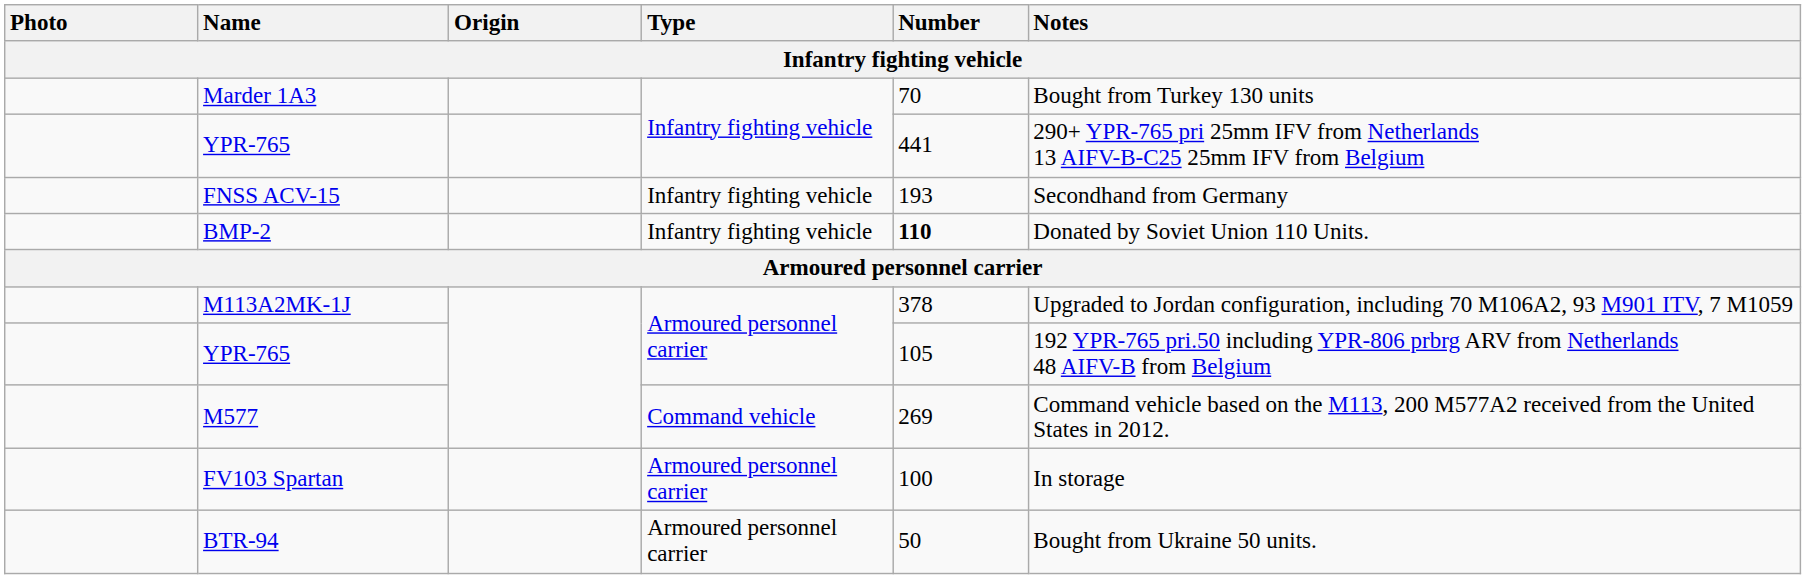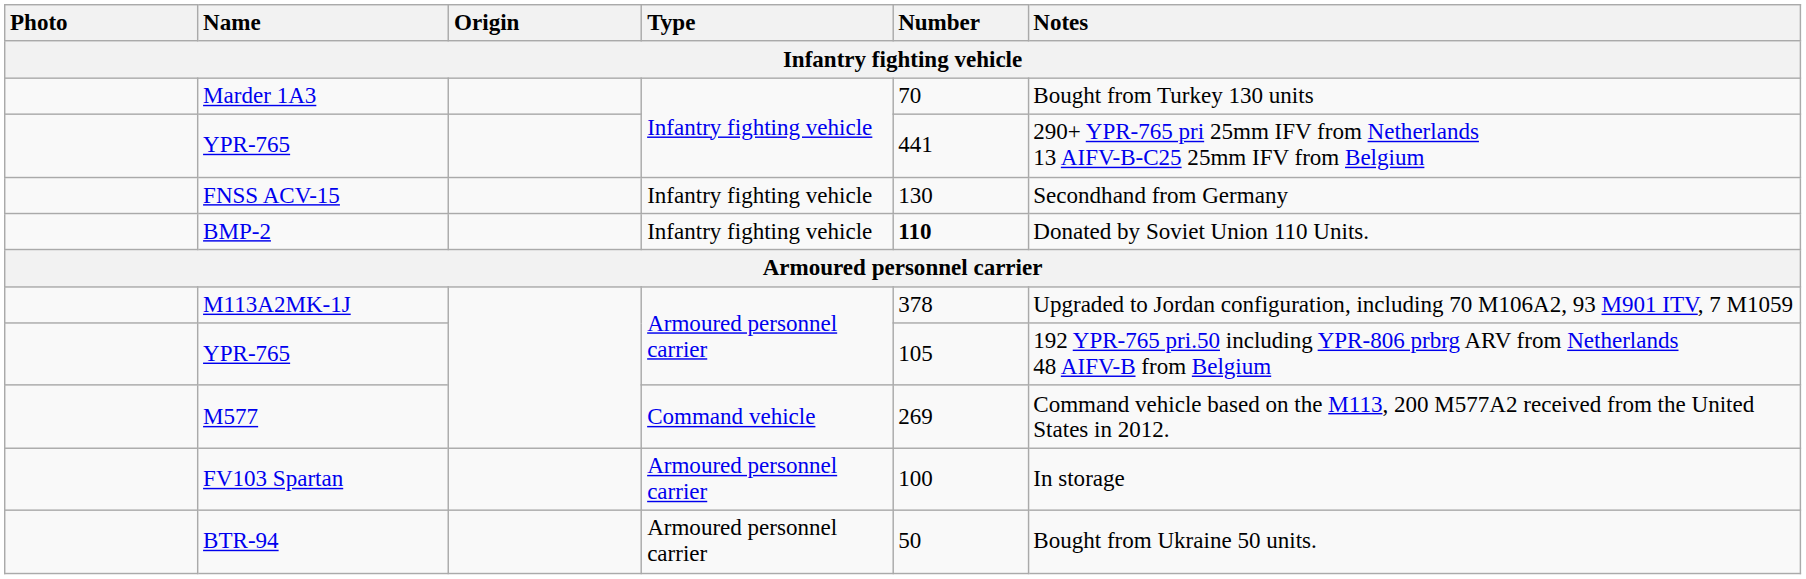(915, 194) 193 -> (915, 194) 130
